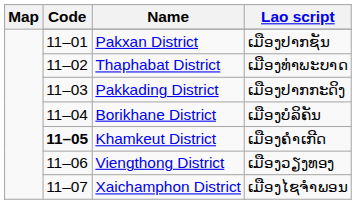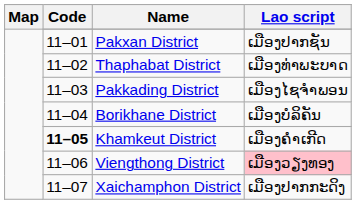(297, 90) ເມືອງປາກກະດິງ -> (298, 90) ເມືອງໄຊຈໍາພອນ
(291, 163) no background -> (291, 163) pink background
(298, 187) ເມືອງໄຊຈໍາພອນ -> (297, 187) ເມືອງປາກກະດິງ
